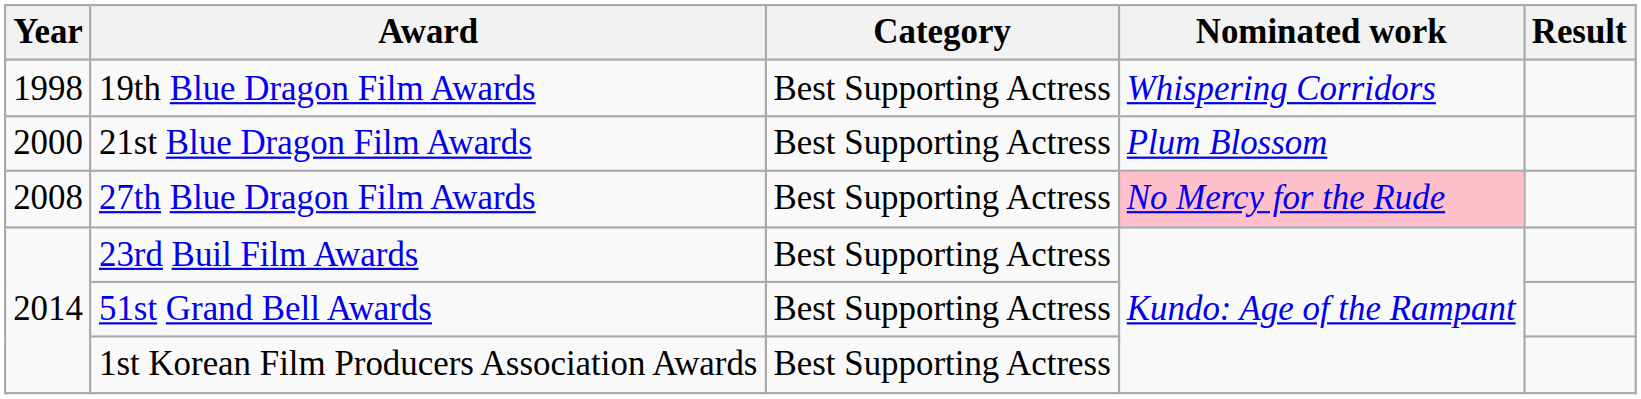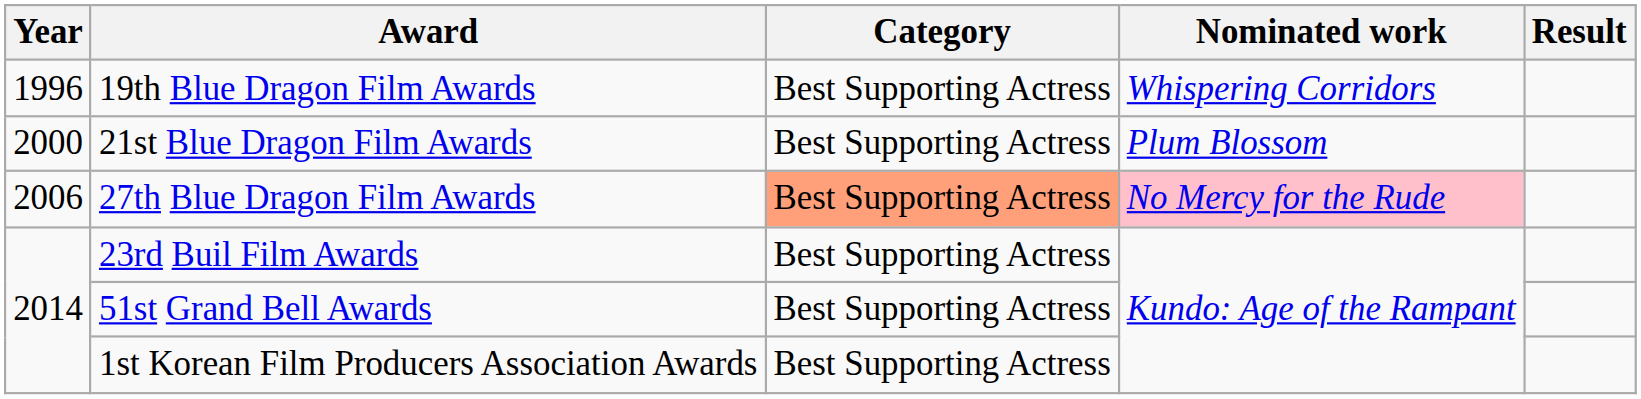(48, 87) 1998 -> (48, 87) 1996
(48, 198) 2008 -> (48, 198) 2006
(942, 198) no background -> (942, 198) lightsalmon background
